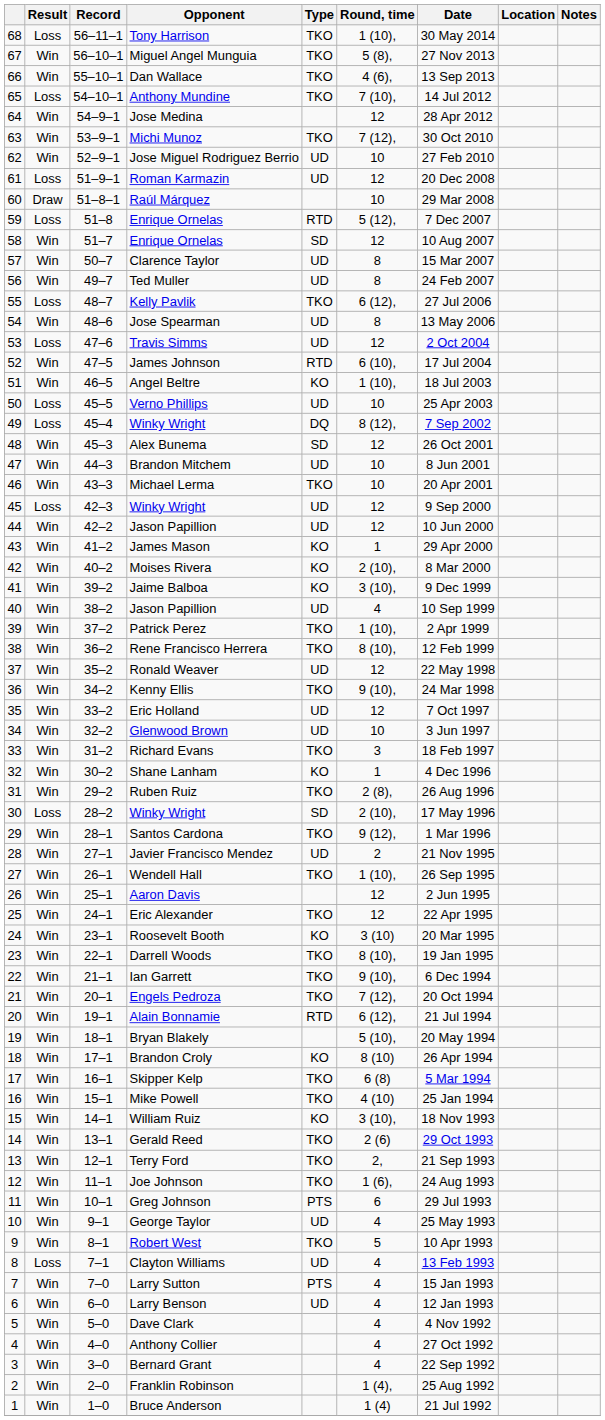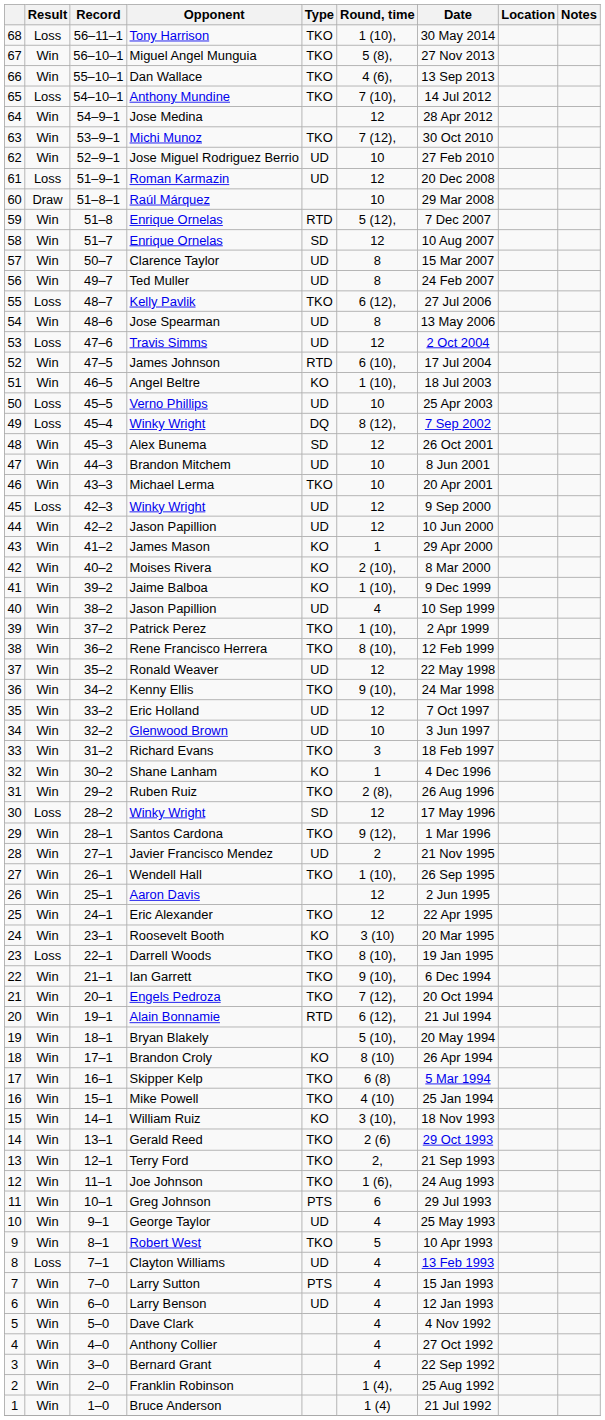(48, 219) Loss -> (48, 219) Win
(377, 588) 3 (10), -> (377, 588) 1 (10),
(377, 813) 2 (10), -> (377, 813) 12
(48, 956) Win -> (48, 956) Loss
